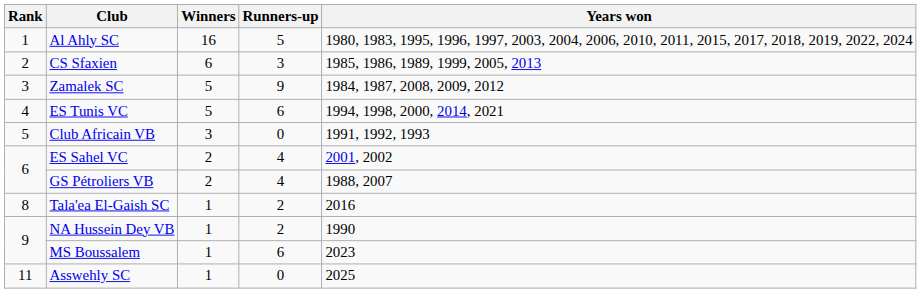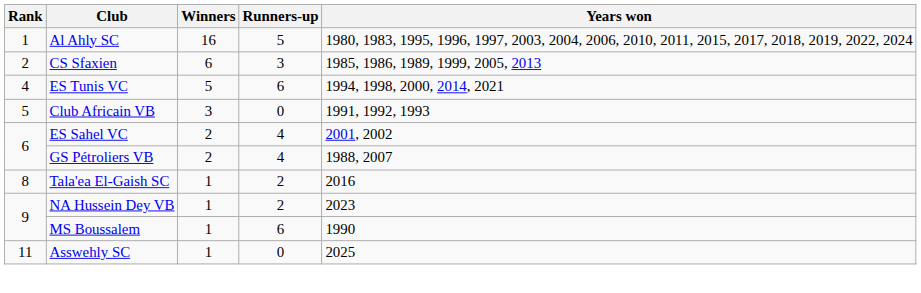- row: (86, 87)
(340, 228) 1990 -> (340, 205) 2023
(340, 252) 2023 -> (340, 228) 1990
